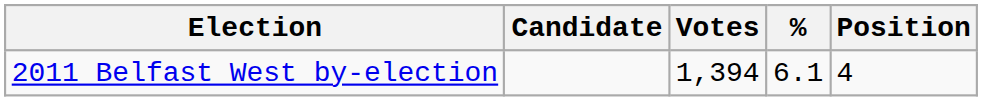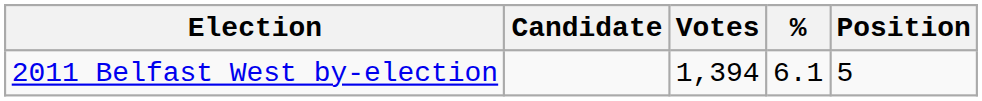(845, 73) 4 -> (845, 73) 5
